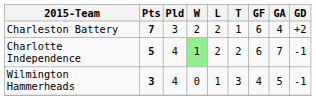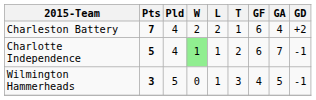(175, 30) 3 -> (175, 30) 4
(218, 52) 2 -> (218, 52) 1
(175, 81) 4 -> (175, 81) 5
